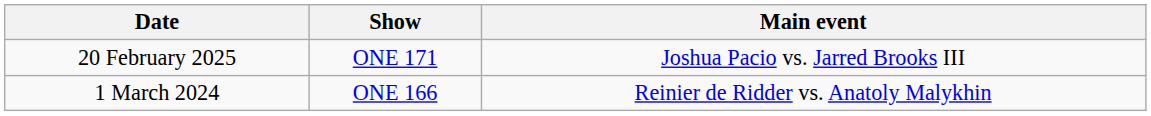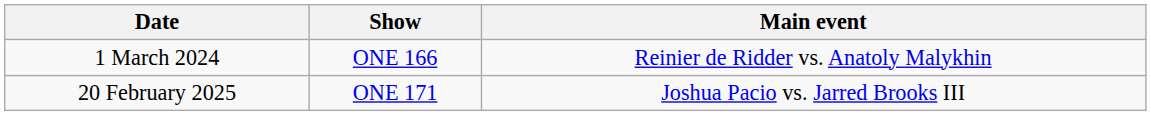rows swapped: (157, 92) <-> (157, 57)
